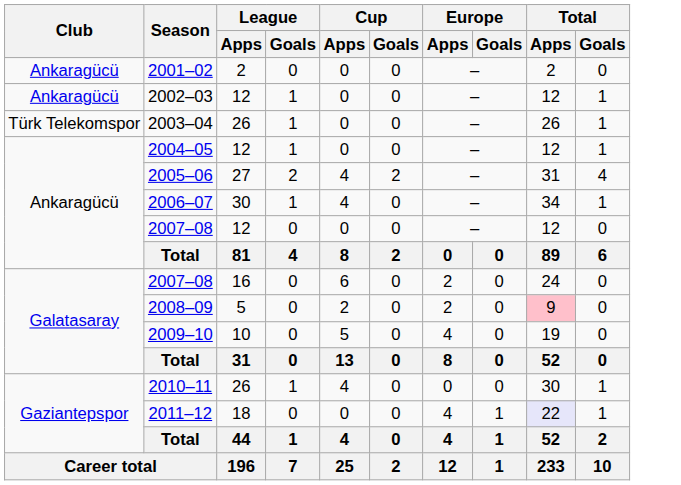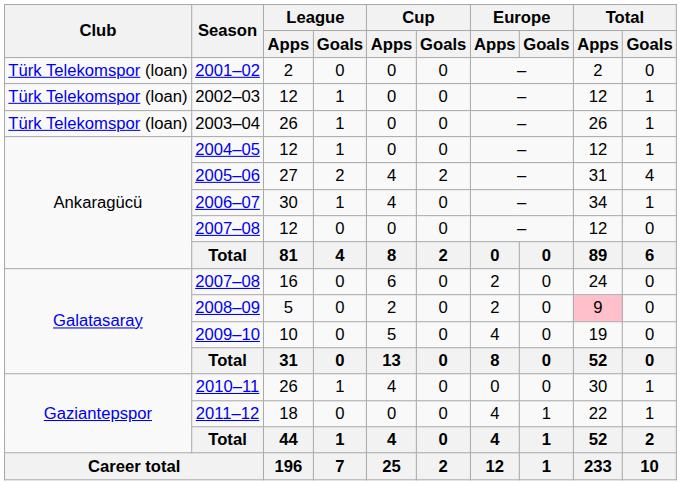(74, 70) Ankaragücü -> (98, 70) Türk Telekomspor (loan)
(74, 96) Ankaragücü -> (98, 96) Türk Telekomspor (loan)
(74, 123) Türk Telekomspor -> (98, 123) Türk Telekomspor (loan)
(551, 413) lavender background -> (598, 413) no background
